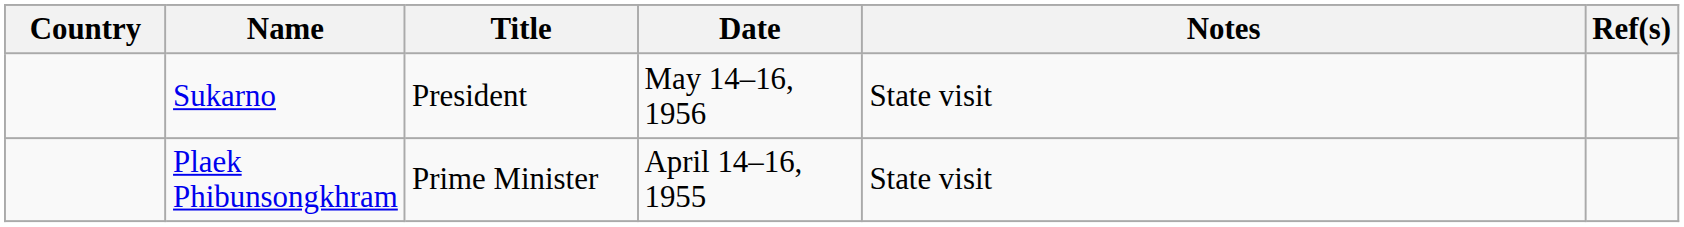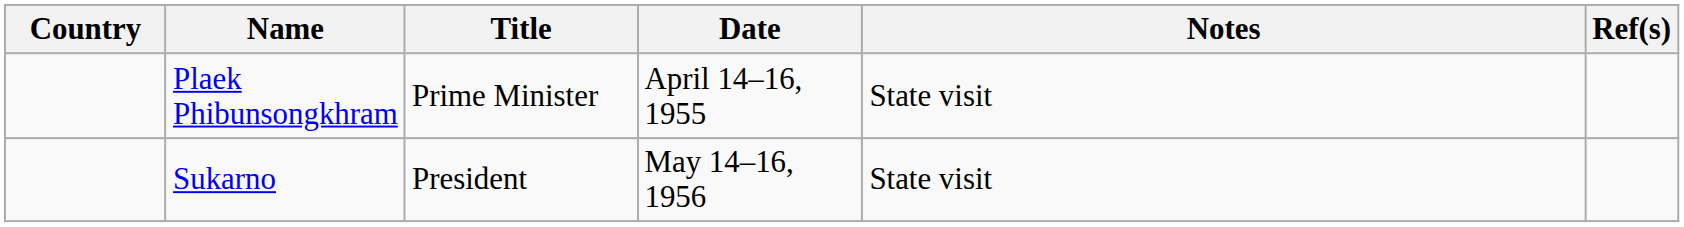rows swapped: (225, 95) <-> (285, 179)
